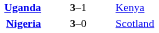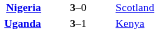rows swapped: (24, 23) <-> (23, 8)
